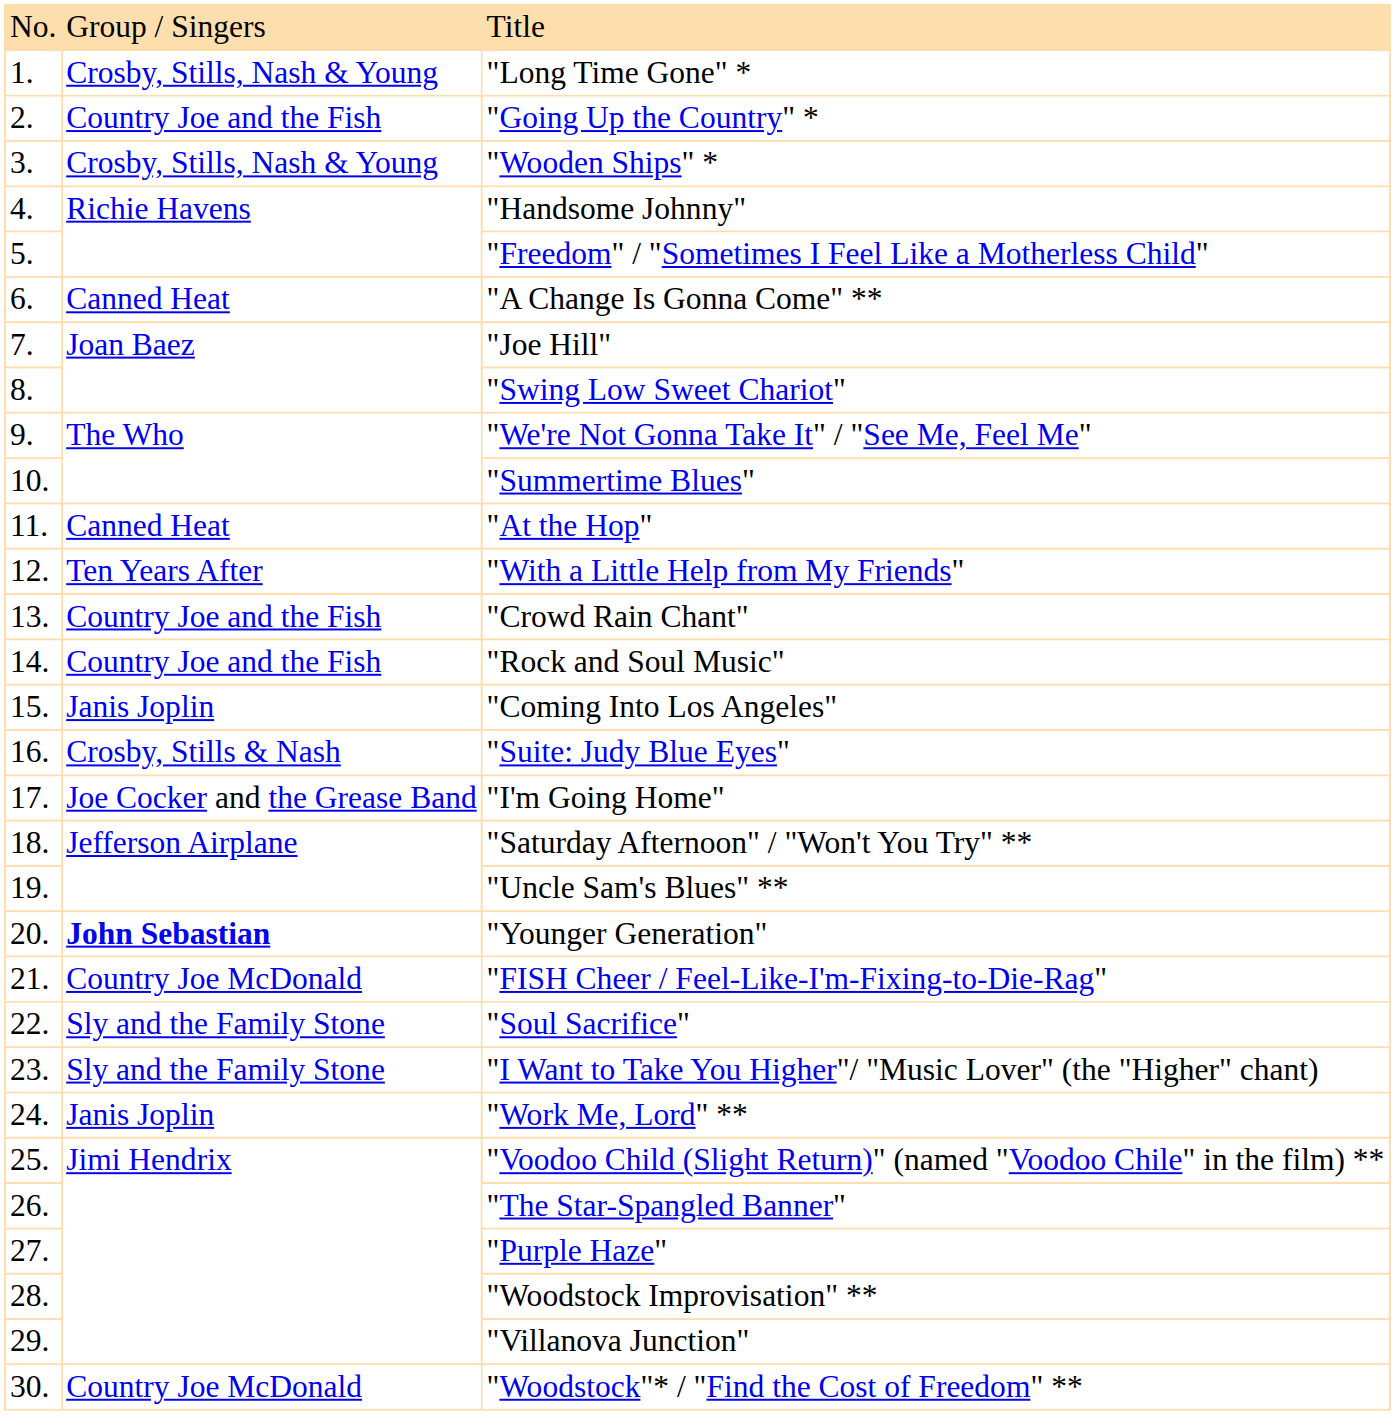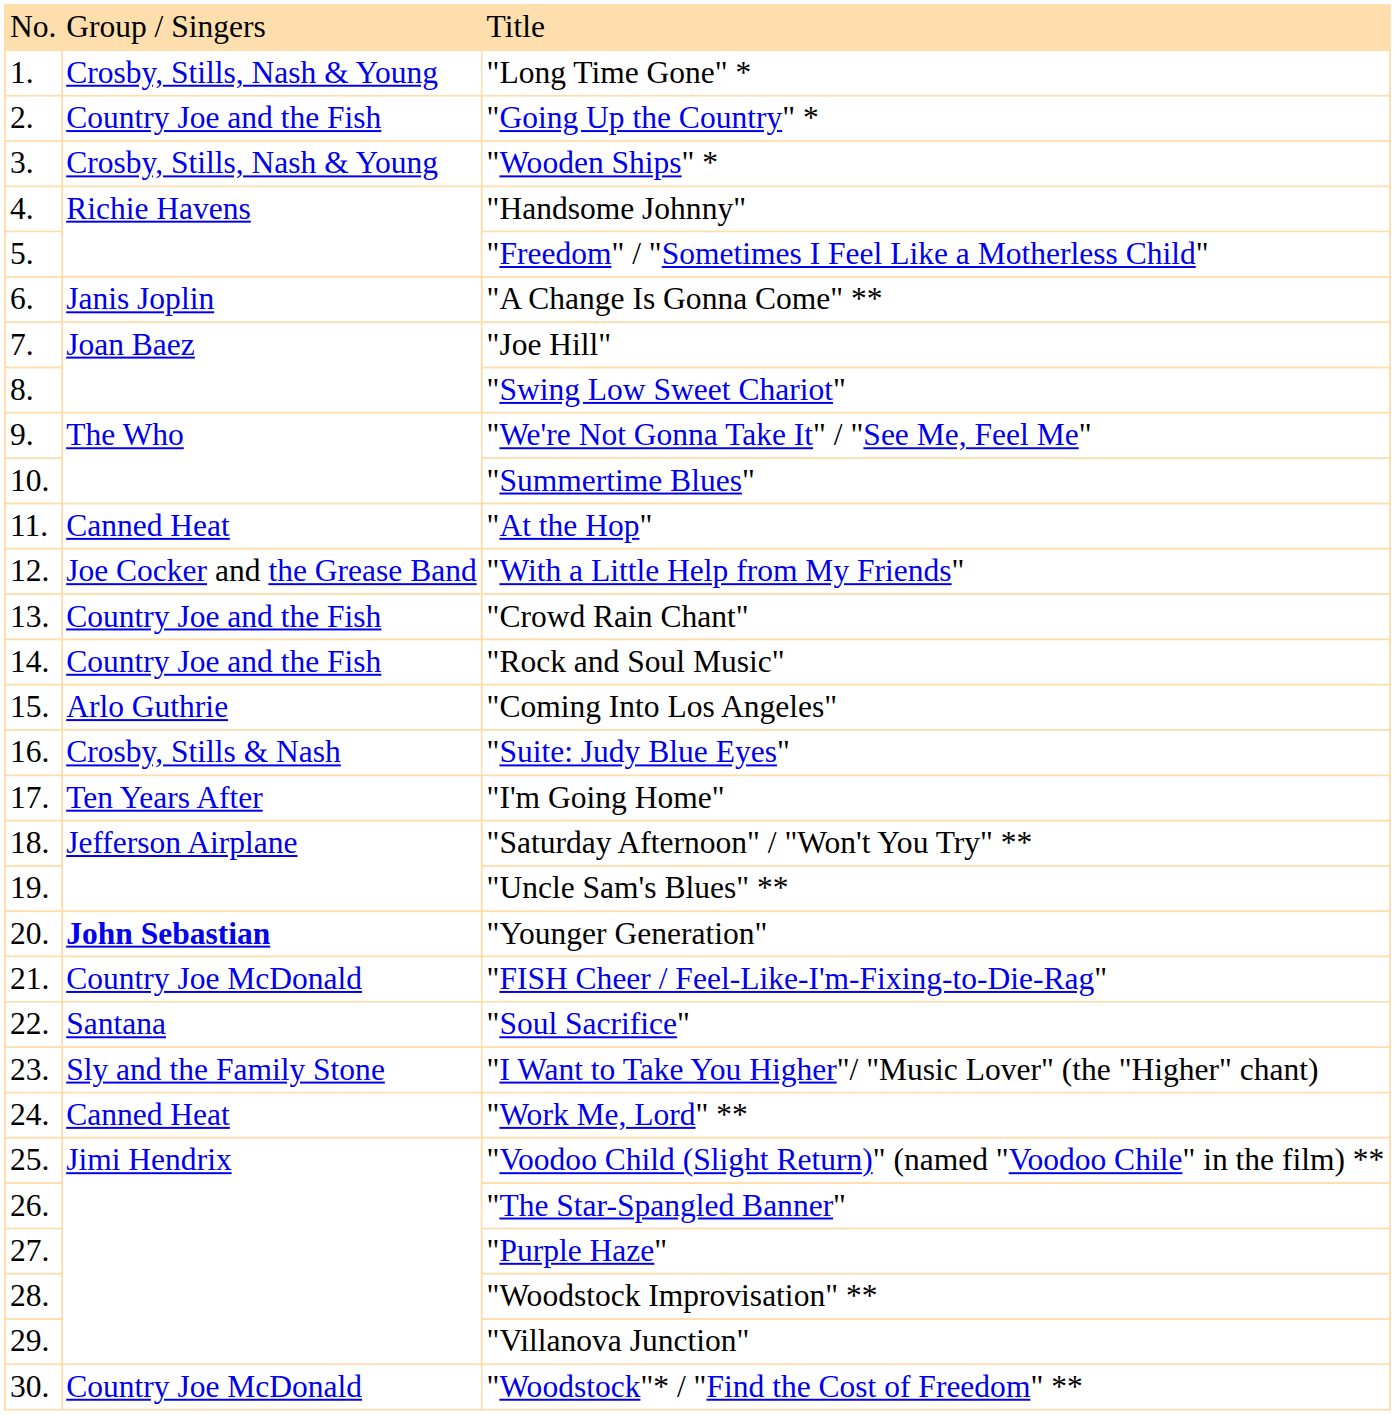(148, 299) Canned Heat -> (140, 299) Janis Joplin
(164, 570) Ten Years After -> (271, 570) Joe Cocker and the Grease Band
(140, 706) Janis Joplin -> (147, 706) Arlo Guthrie
(271, 797) Joe Cocker and the Grease Band -> (164, 797) Ten Years After
(226, 1023) Sly and the Family Stone -> (116, 1023) Santana
(140, 1114) Janis Joplin -> (148, 1114) Canned Heat
